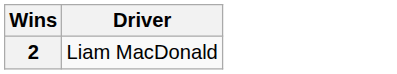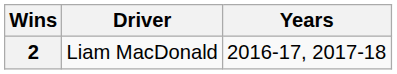+ column: (307, 20)
